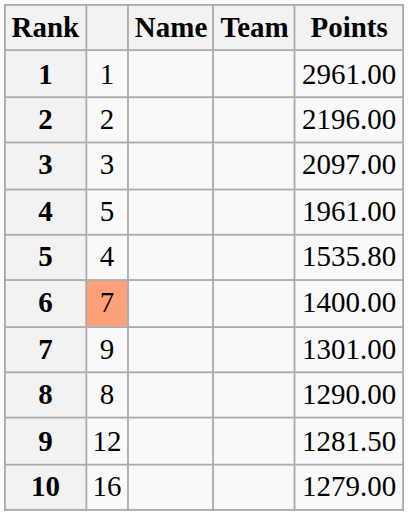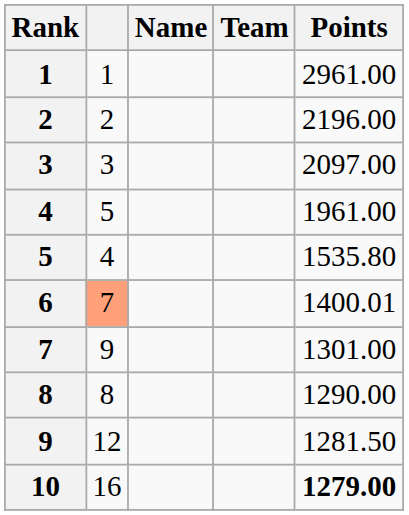(349, 303) 1400.00 -> (349, 303) 1400.01
(349, 486) normal -> (349, 486) bold
